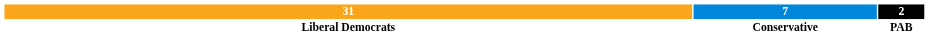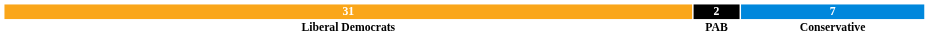columns swapped: (785, 11) <-> (901, 11)
